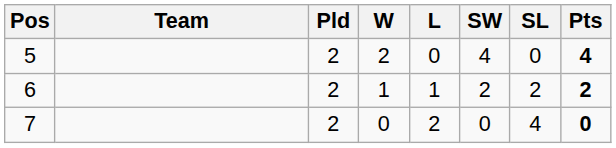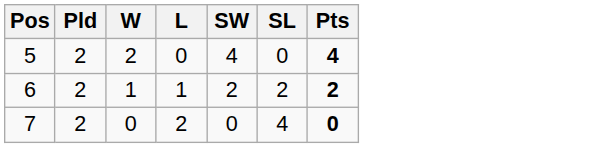- column: (182, 21)
